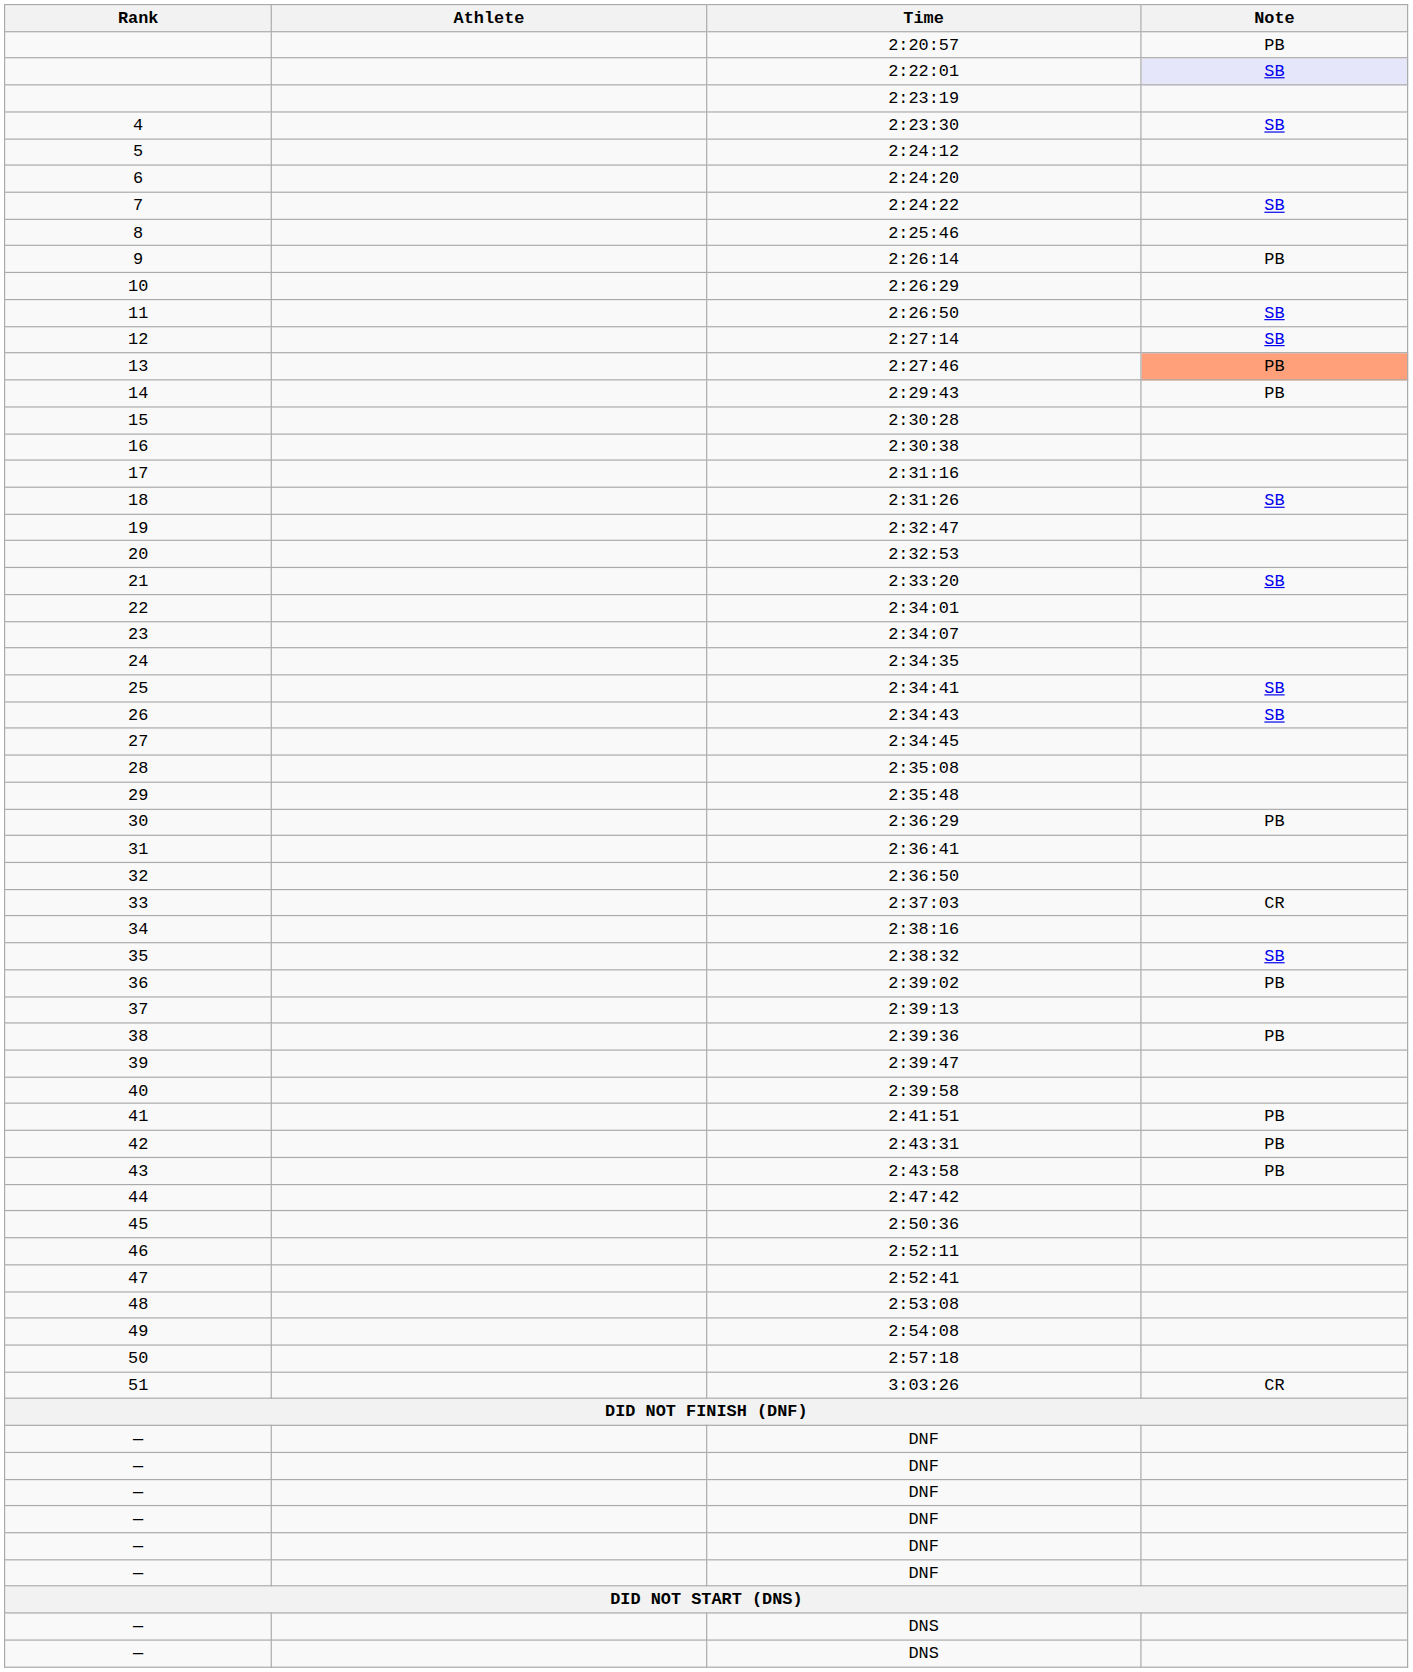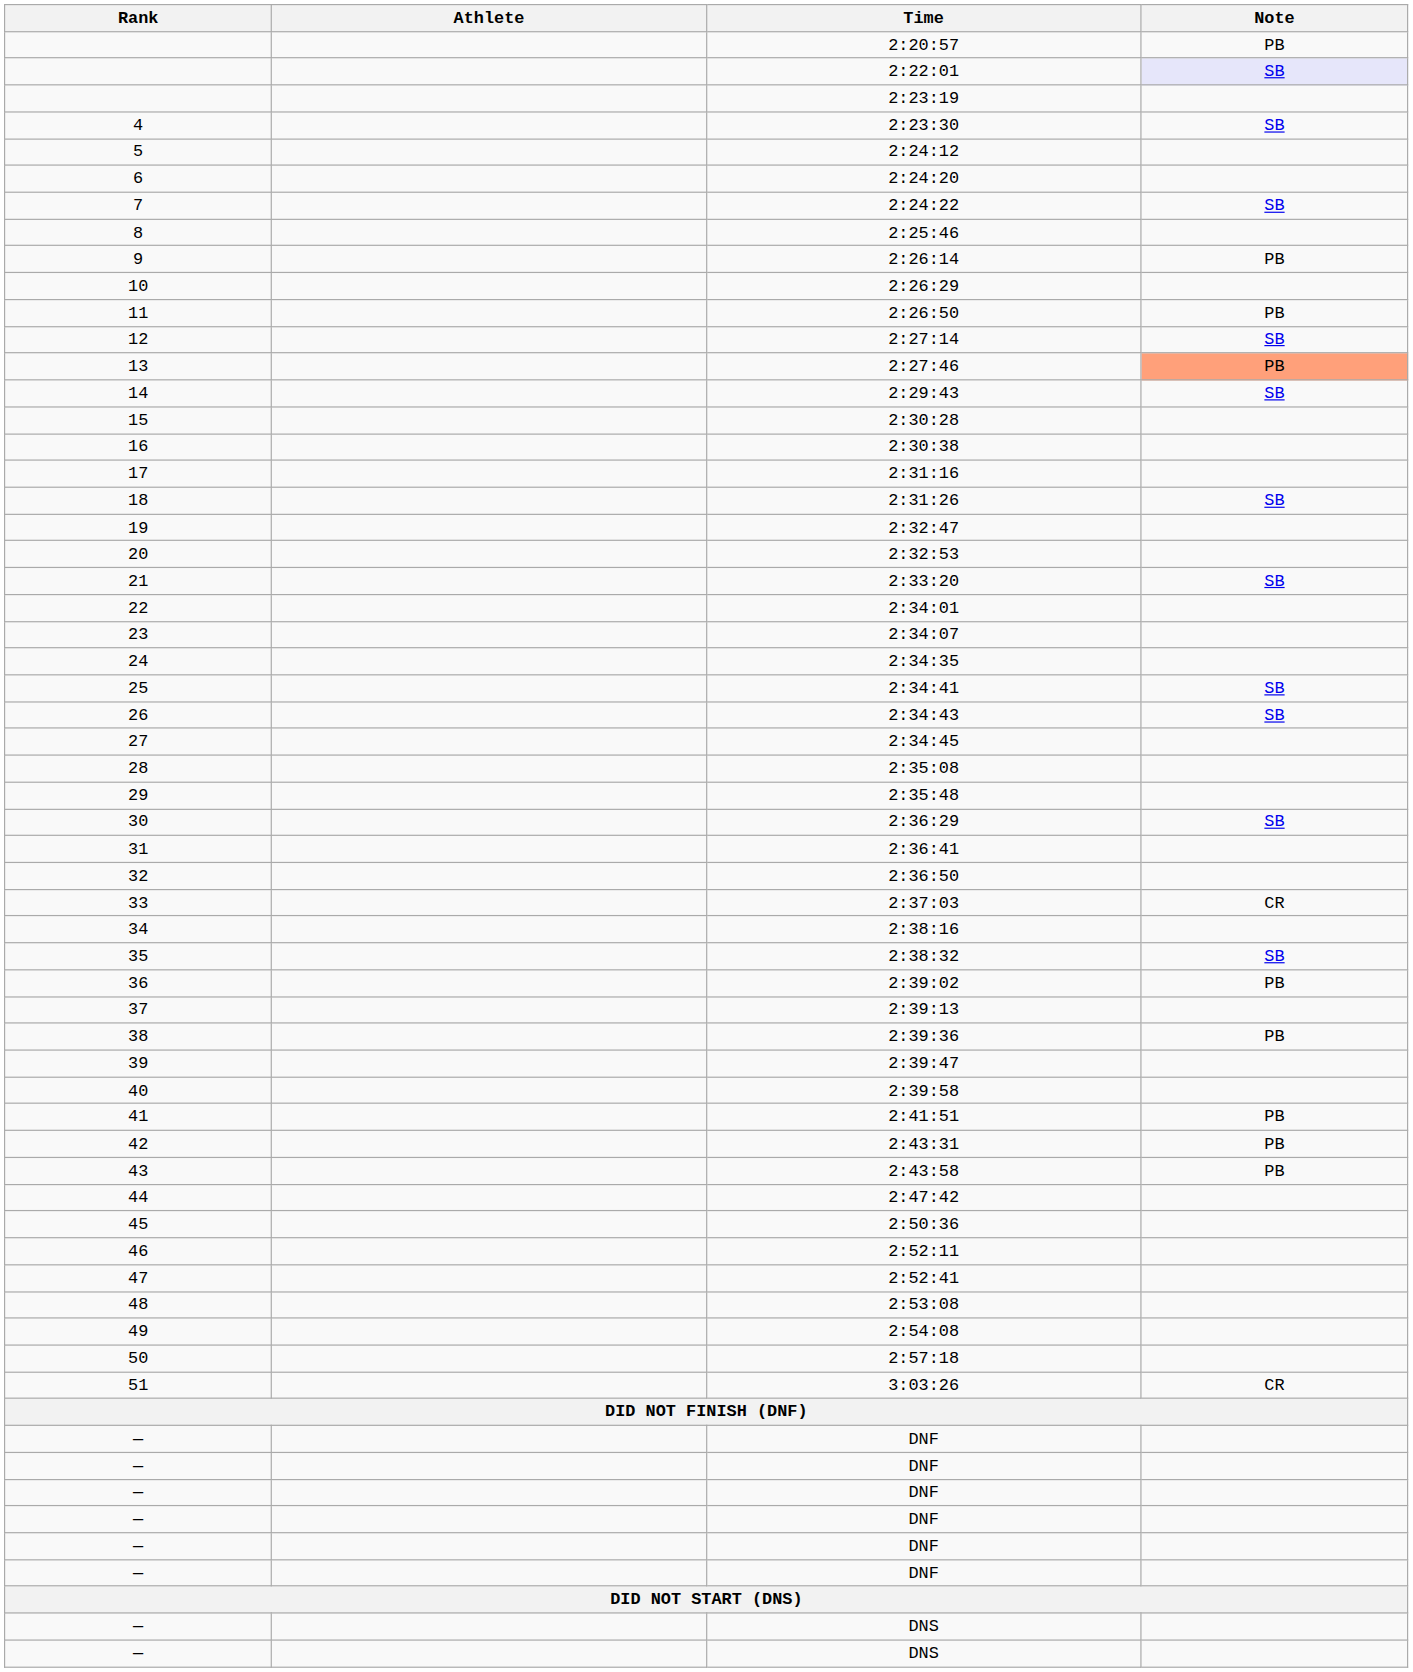(1275, 313) SB -> (1275, 313) PB
(1275, 394) PB -> (1275, 394) SB
(1275, 823) PB -> (1275, 823) SB
